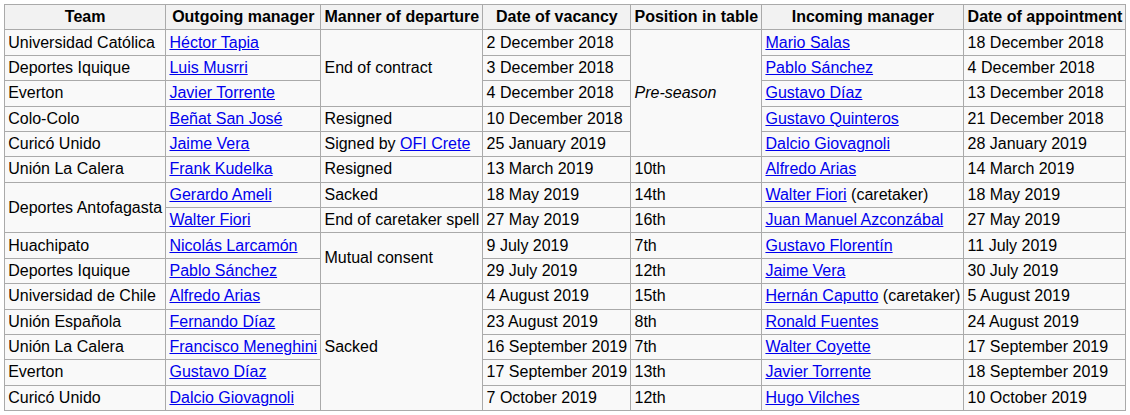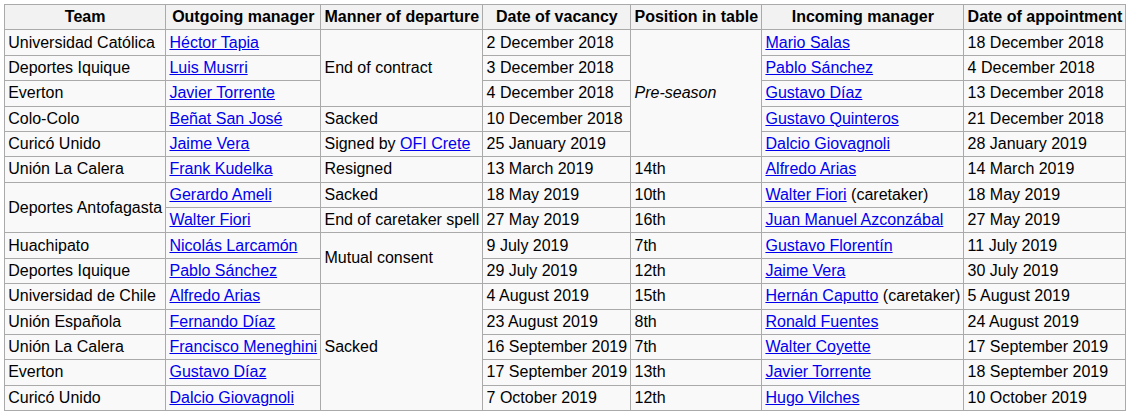(358, 118) Resigned -> (351, 118) Sacked
(650, 169) 10th -> (650, 169) 14th
(650, 194) 14th -> (650, 194) 10th
